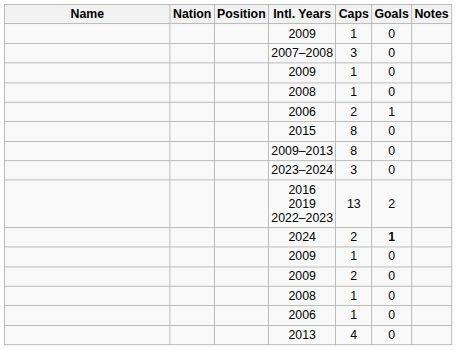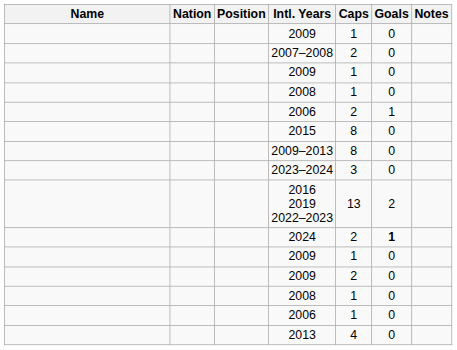(354, 53) 3 -> (354, 53) 2
